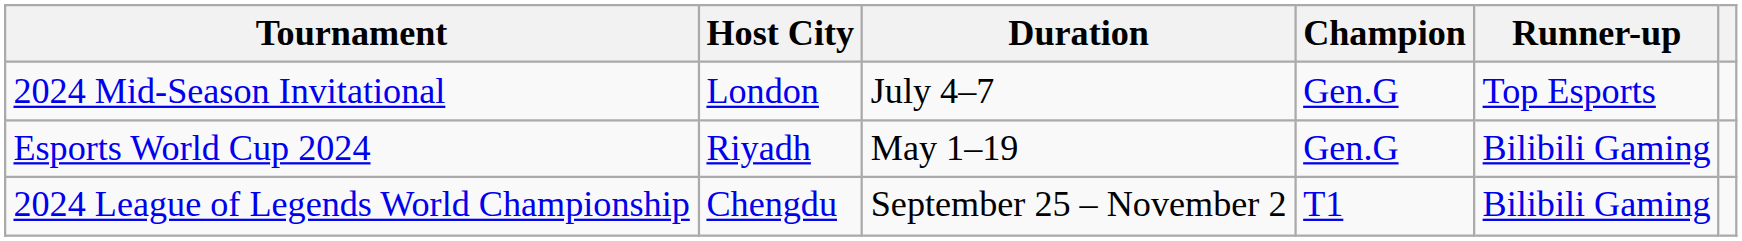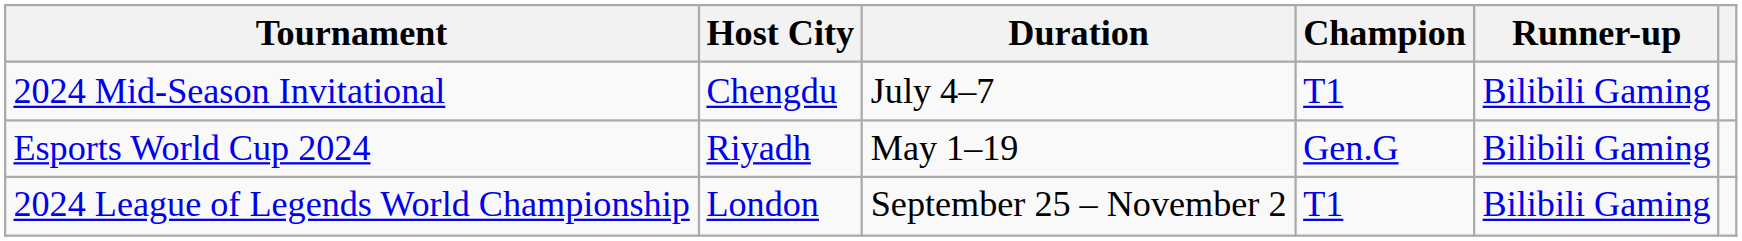(763, 90) London -> (772, 90) Chengdu
(1351, 90) Gen.G -> (1323, 90) T1
(1569, 90) Top Esports -> (1597, 90) Bilibili Gaming
(772, 205) Chengdu -> (763, 205) London
